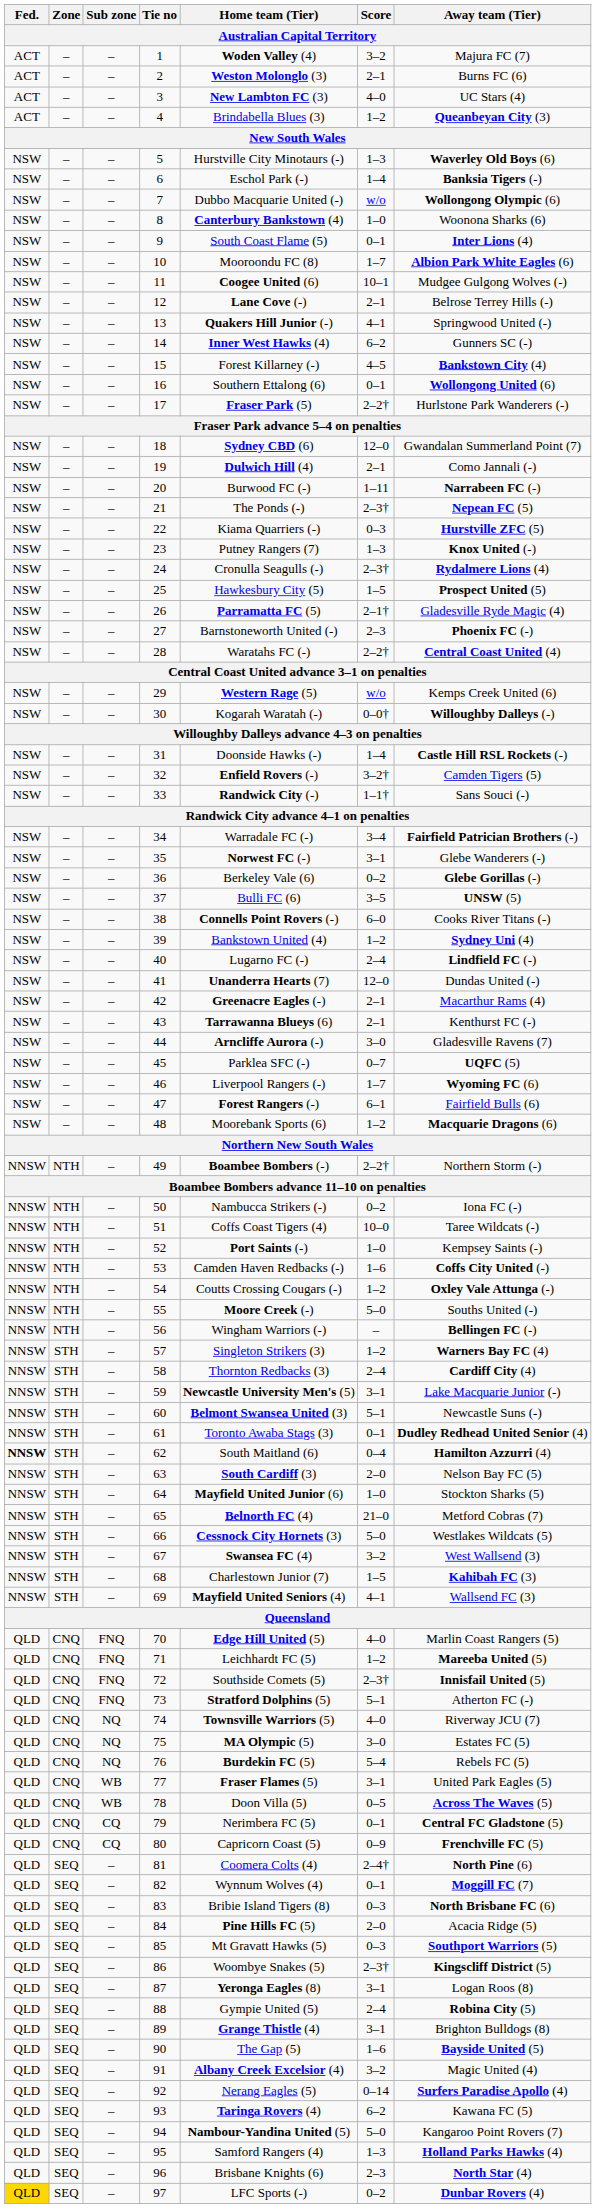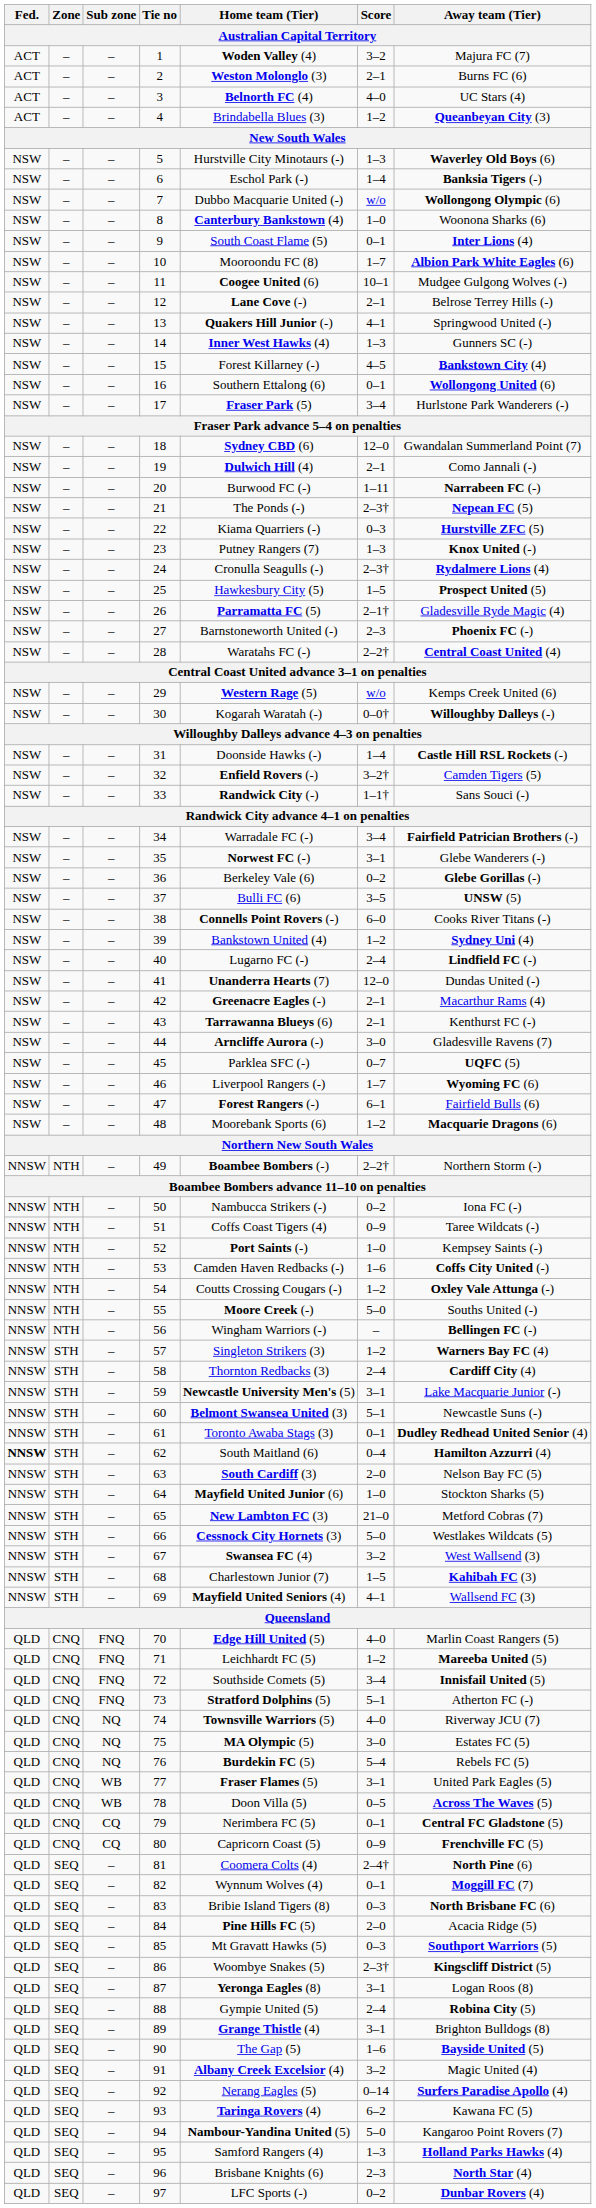(269, 96) New Lambton FC (3) -> (269, 96) Belnorth FC (4)
(376, 343) 6–2 -> (376, 343) 1–3
(376, 405) 2–2† -> (376, 405) 3–4
(376, 1227) 10–0 -> (376, 1227) 0–9
(269, 1515) Belnorth FC (4) -> (269, 1515) New Lambton FC (3)
(376, 1679) 2–3† -> (376, 1679) 3–4
(27, 2193) gold background -> (27, 2193) no background
